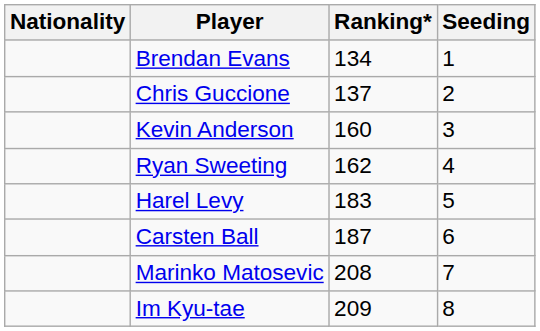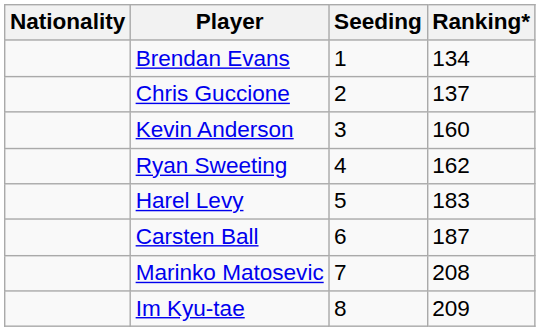columns swapped: (383, 22) <-> (486, 22)
